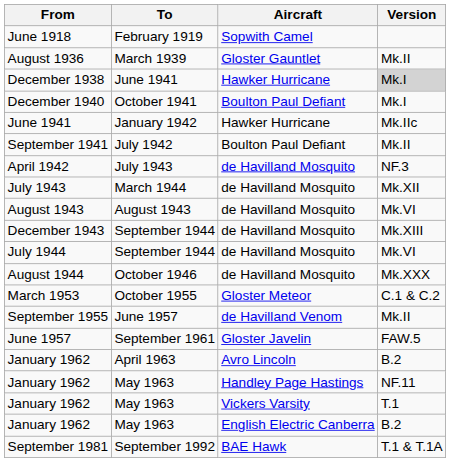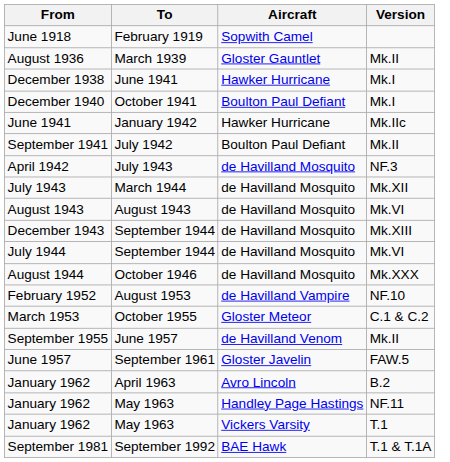(394, 79) lightgrey background -> (382, 79) no background
+ row: (52, 295)
- row: (49, 425)
